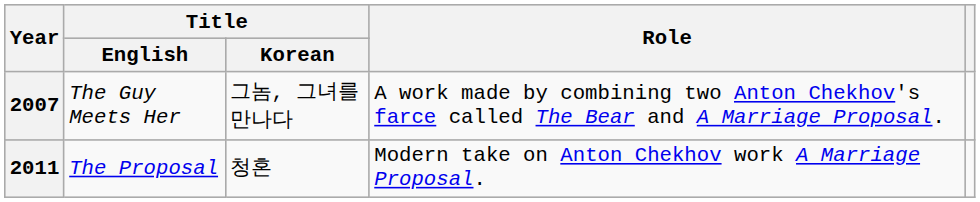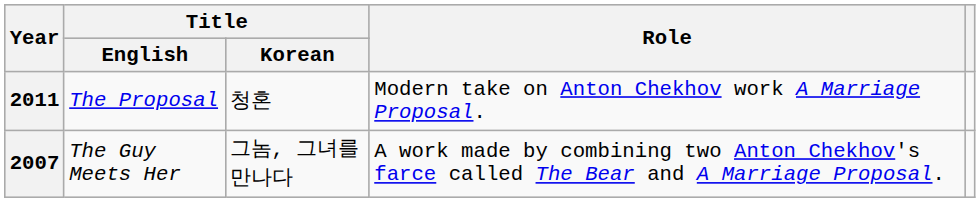rows swapped: (35, 168) <-> (35, 106)
